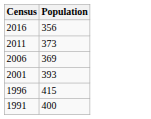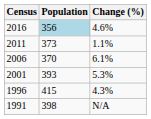+ column: (118, 12)
(49, 28) no background -> (49, 28) lightblue background
(49, 59) 369 -> (49, 59) 370
(49, 106) 400 -> (49, 106) 398
